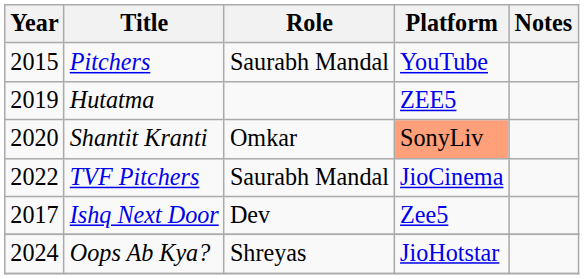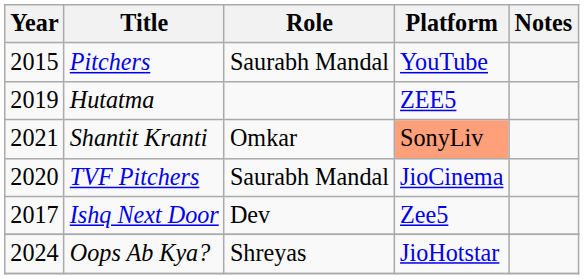(34, 138) 2020 -> (34, 138) 2021
(34, 176) 2022 -> (34, 176) 2020
